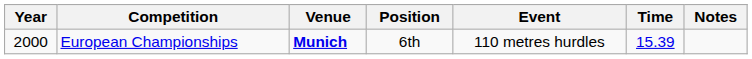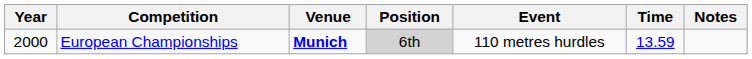(410, 41) no background -> (410, 41) lightgrey background
(655, 41) 15.39 -> (655, 41) 13.59
